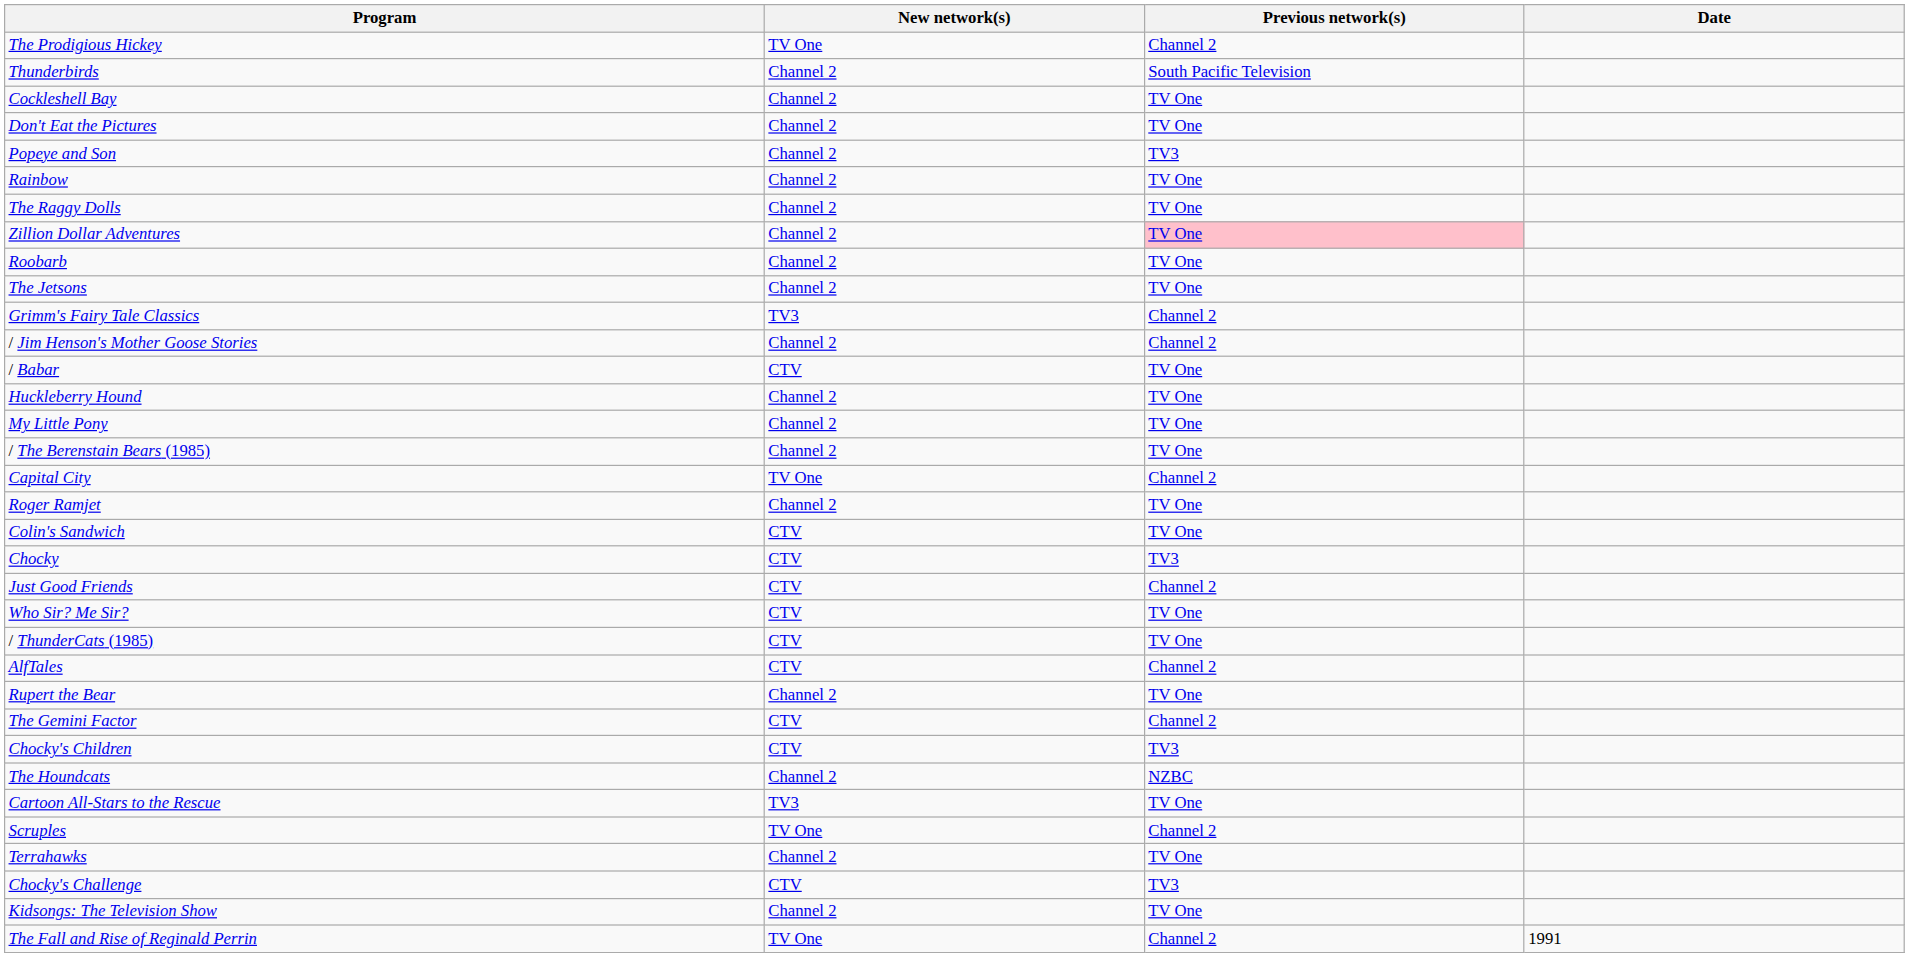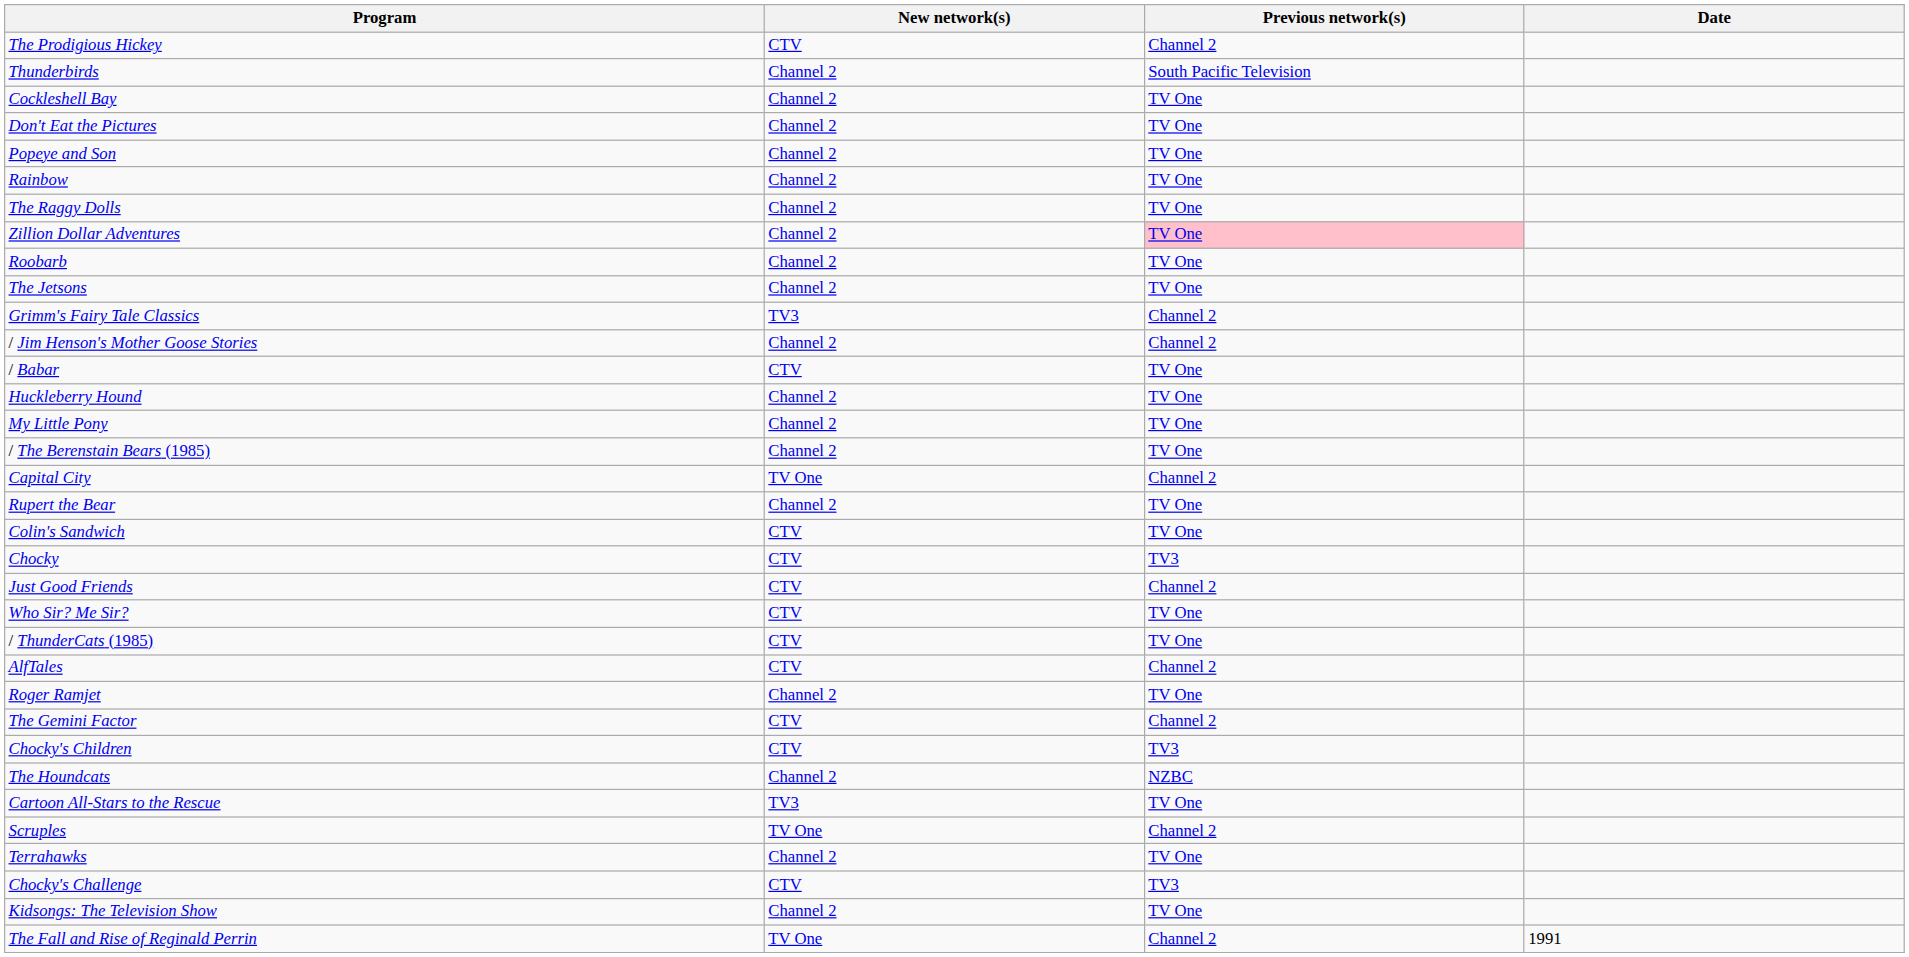(795, 45) TV One -> (785, 45) CTV
(1164, 153) TV3 -> (1175, 153) TV One
rows swapped: (55, 505) <-> (62, 694)
